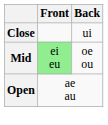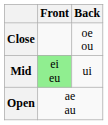(87, 32) ui -> (87, 39) oe ou
(87, 58) oe ou -> (87, 71) ui
